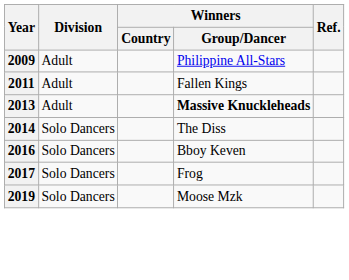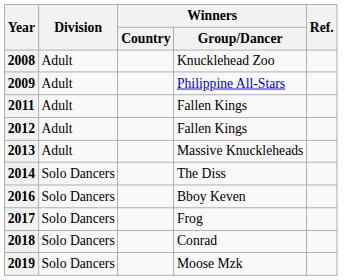+ row: (21, 61)
+ row: (21, 128)
(244, 106) bold -> (240, 151) normal
+ row: (21, 241)
